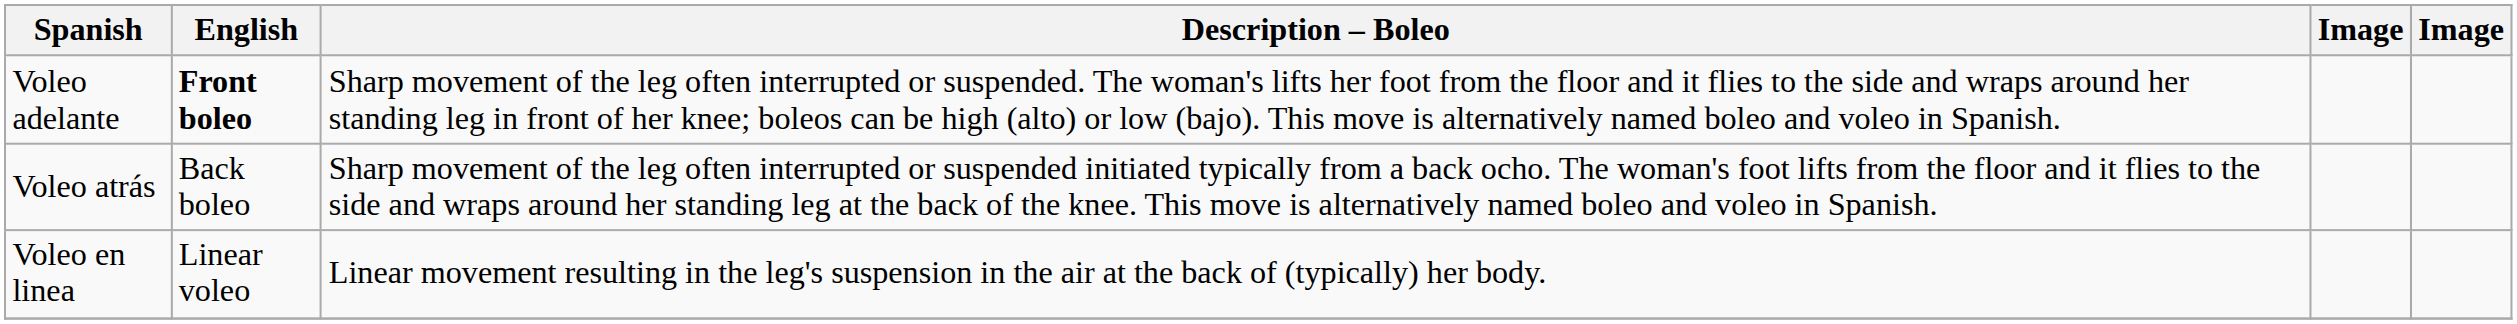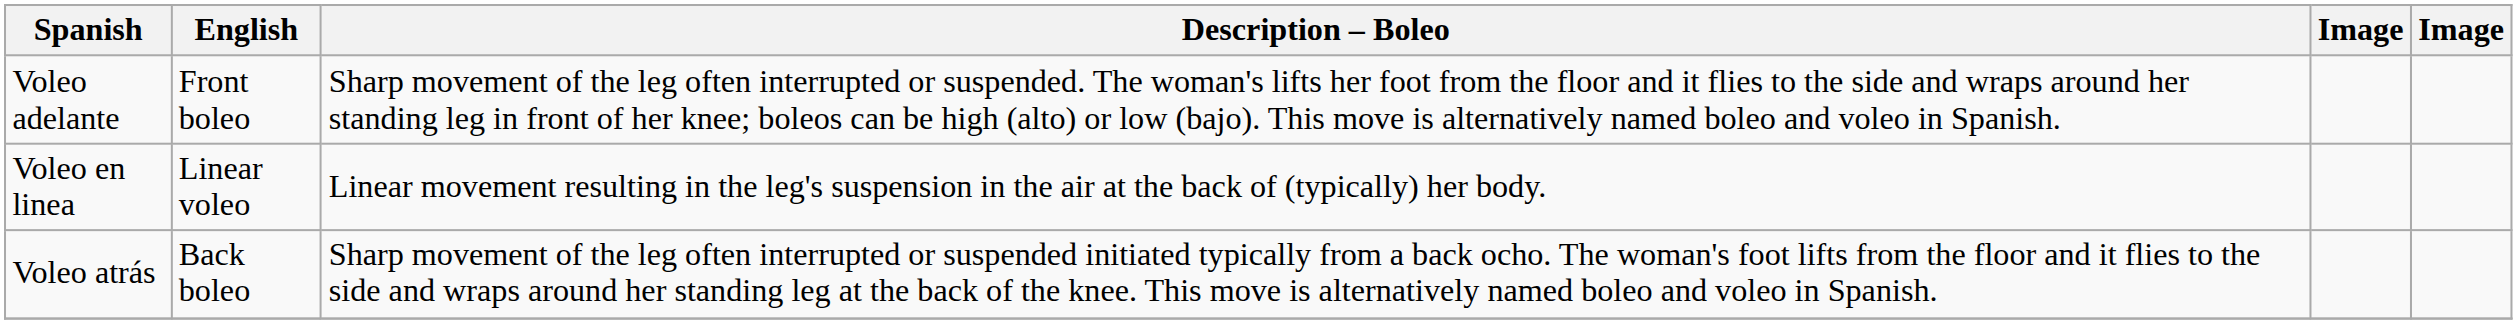(218, 99) bold -> (215, 99) normal
rows swapped: (84, 186) <-> (69, 273)
